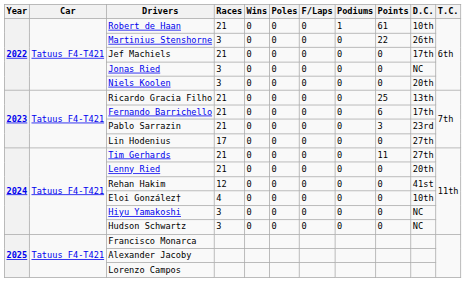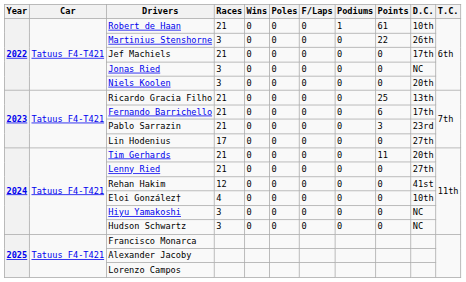(423, 155) 27th -> (423, 155) 20th
(423, 170) 20th -> (423, 170) 27th
